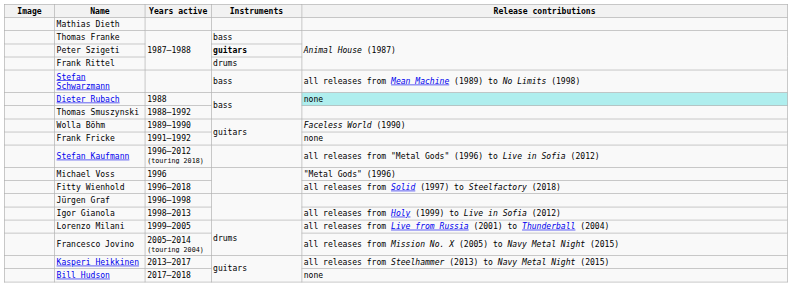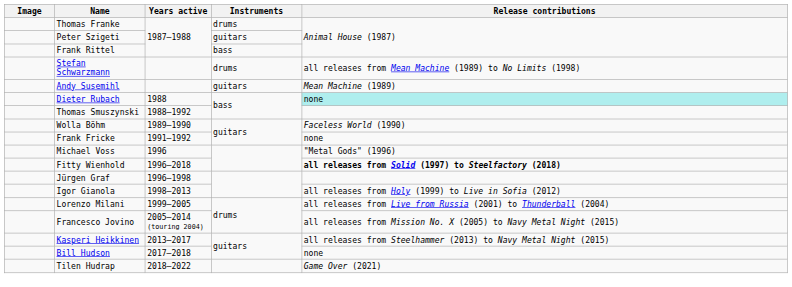- row: (88, 24)
(223, 37) bass -> (225, 24) drums
(230, 50) bold -> (230, 37) normal
(225, 63) drums -> (223, 50) bass
(223, 81) bass -> (225, 68) drums
+ row: (88, 86)
- row: (93, 156)
(432, 187) normal -> (432, 165) bold
+ row: (86, 266)
